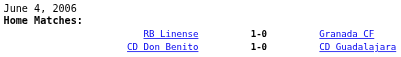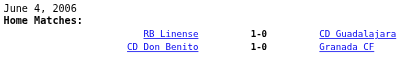(347, 34) Granada CF -> (358, 34) CD Guadalajara
(358, 47) CD Guadalajara -> (347, 47) Granada CF
